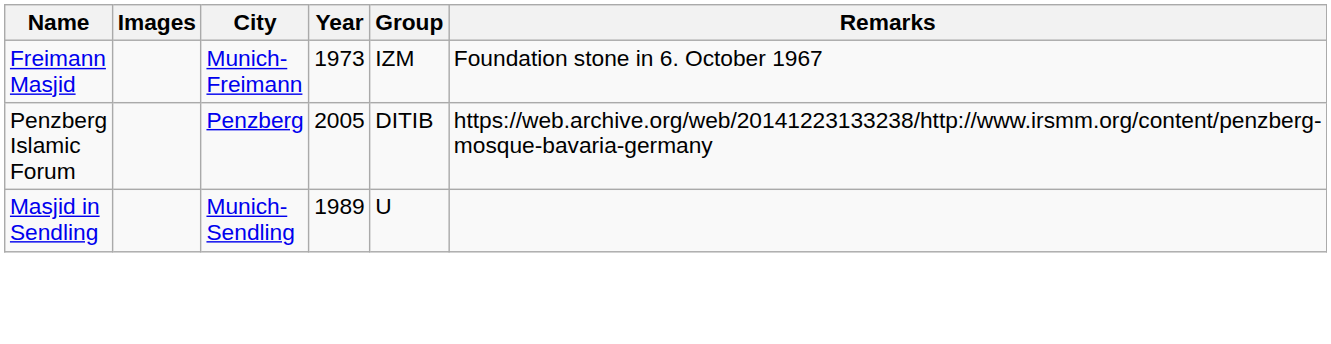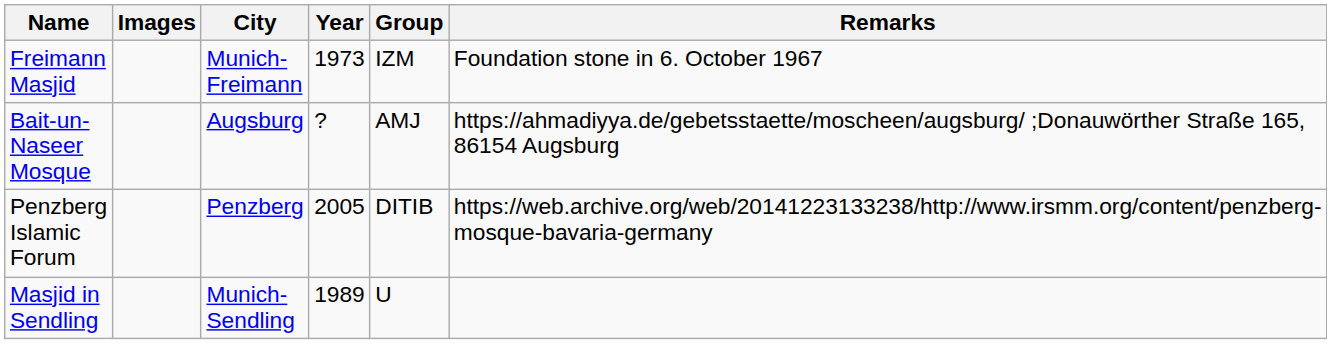+ row: (50, 145)
